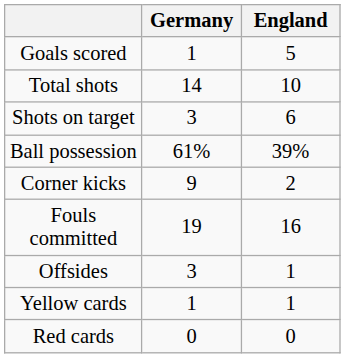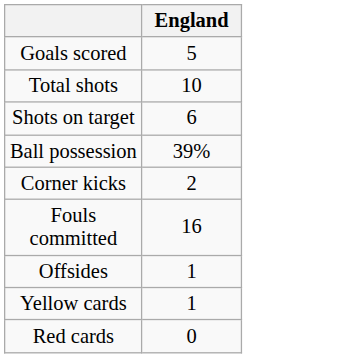- column: (192, 20)
